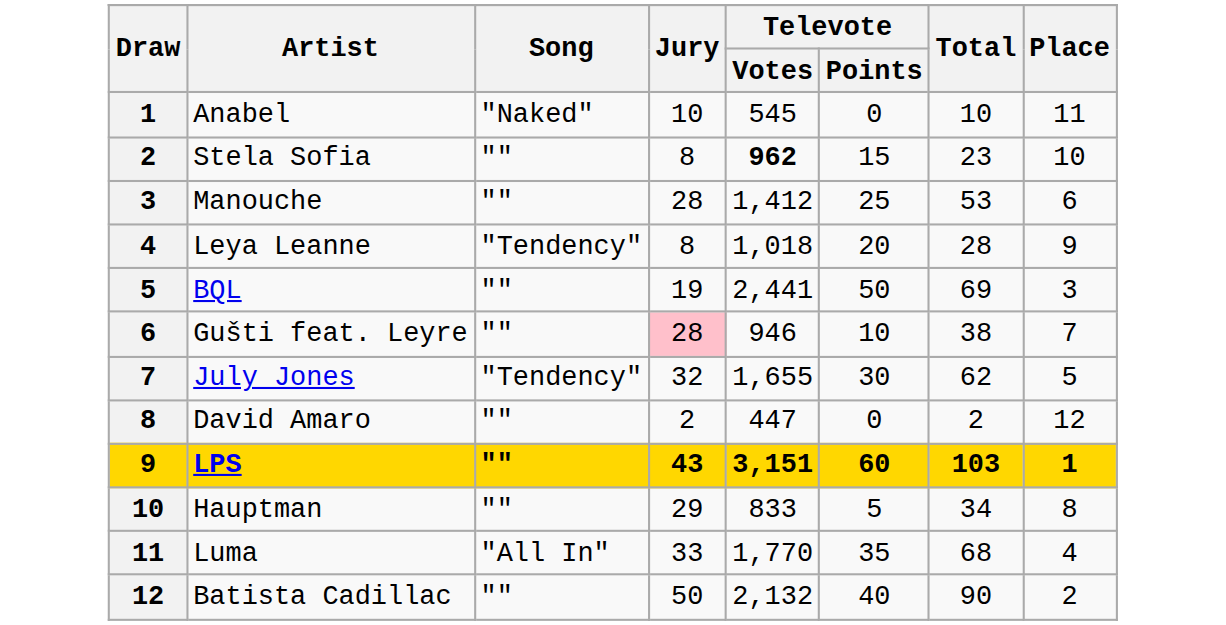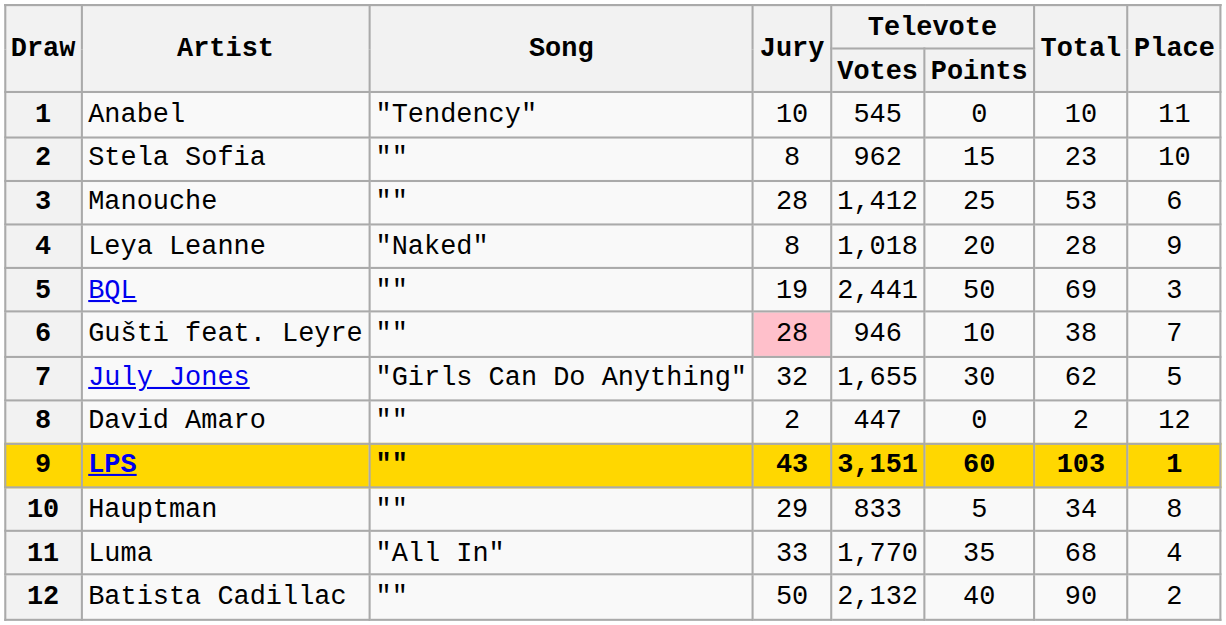(537, 115) "Naked" -> (456, 115) "Tendency"
(773, 159) bold -> (878, 159) normal
(561, 246) "Tendency" -> (432, 246) "Naked"
(561, 378) "Tendency" -> (561, 378) "Girls Can Do Anything"
